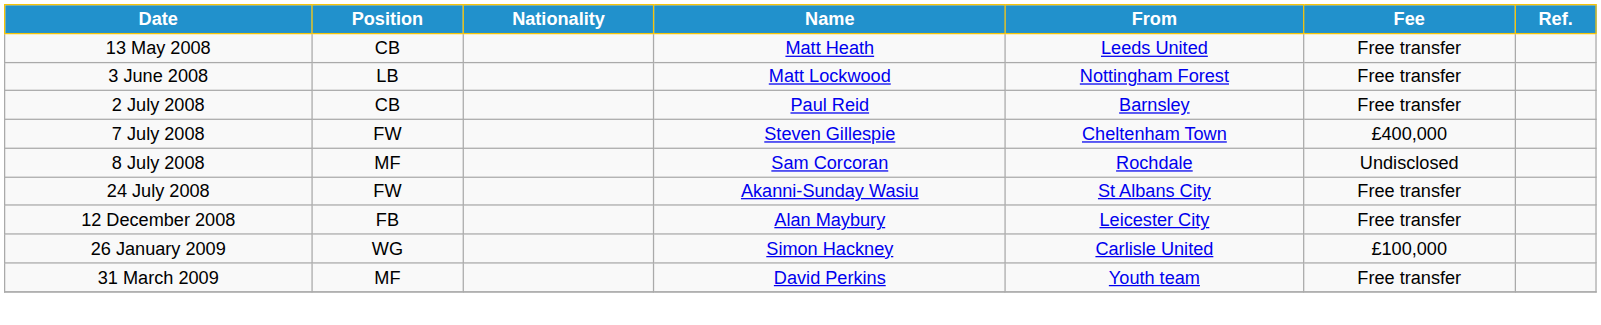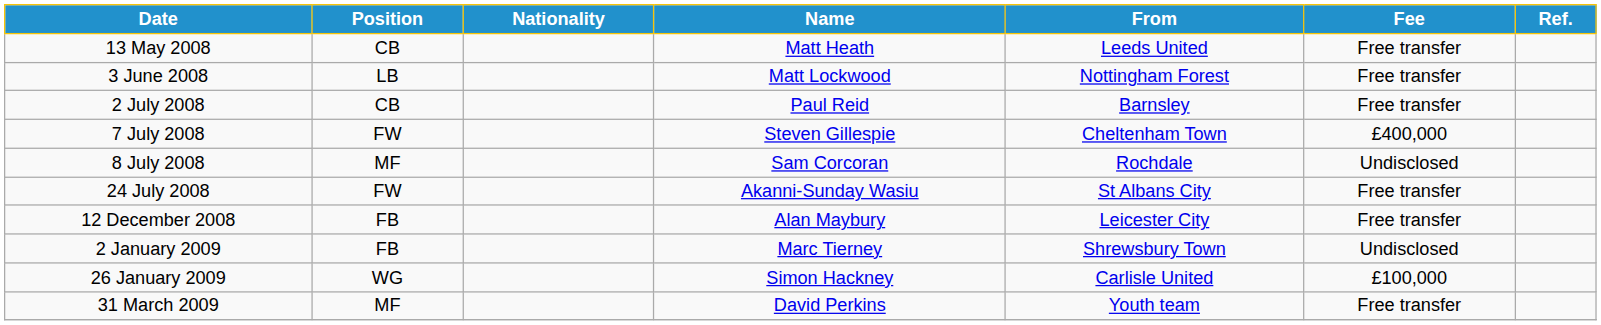+ row: (158, 249)
